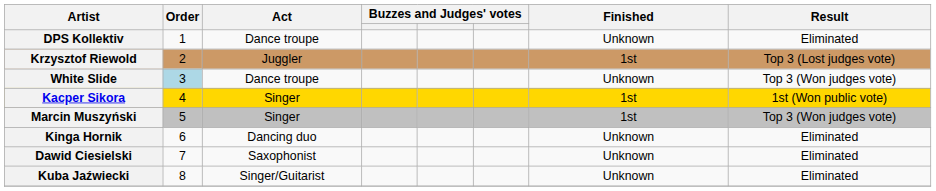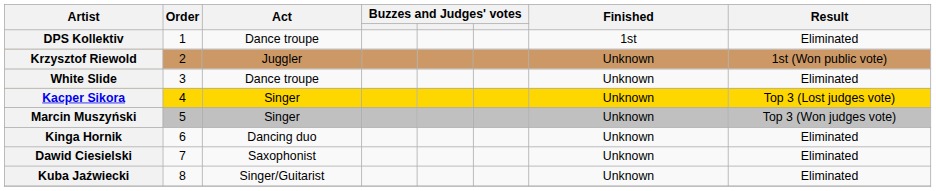(628, 39) Unknown -> (628, 39) 1st
(628, 59) 1st -> (628, 59) Unknown
(829, 59) Top 3 (Lost judges vote) -> (829, 59) 1st (Won public vote)
(183, 78) lightblue background -> (183, 78) no background
(829, 78) Top 3 (Won judges vote) -> (829, 78) Eliminated
(628, 98) 1st -> (628, 98) Unknown
(829, 98) 1st (Won public vote) -> (829, 98) Top 3 (Lost judges vote)
(628, 117) 1st -> (628, 117) Unknown
